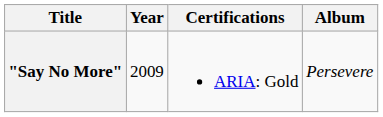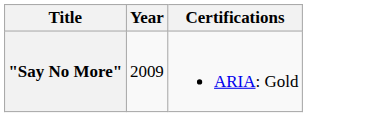- column: (340, 17)
